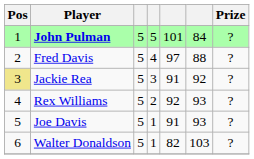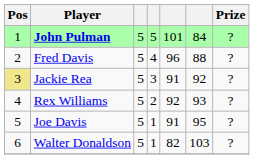(173, 57) 97 -> (173, 57) 96
(199, 121) 93 -> (199, 121) 95
